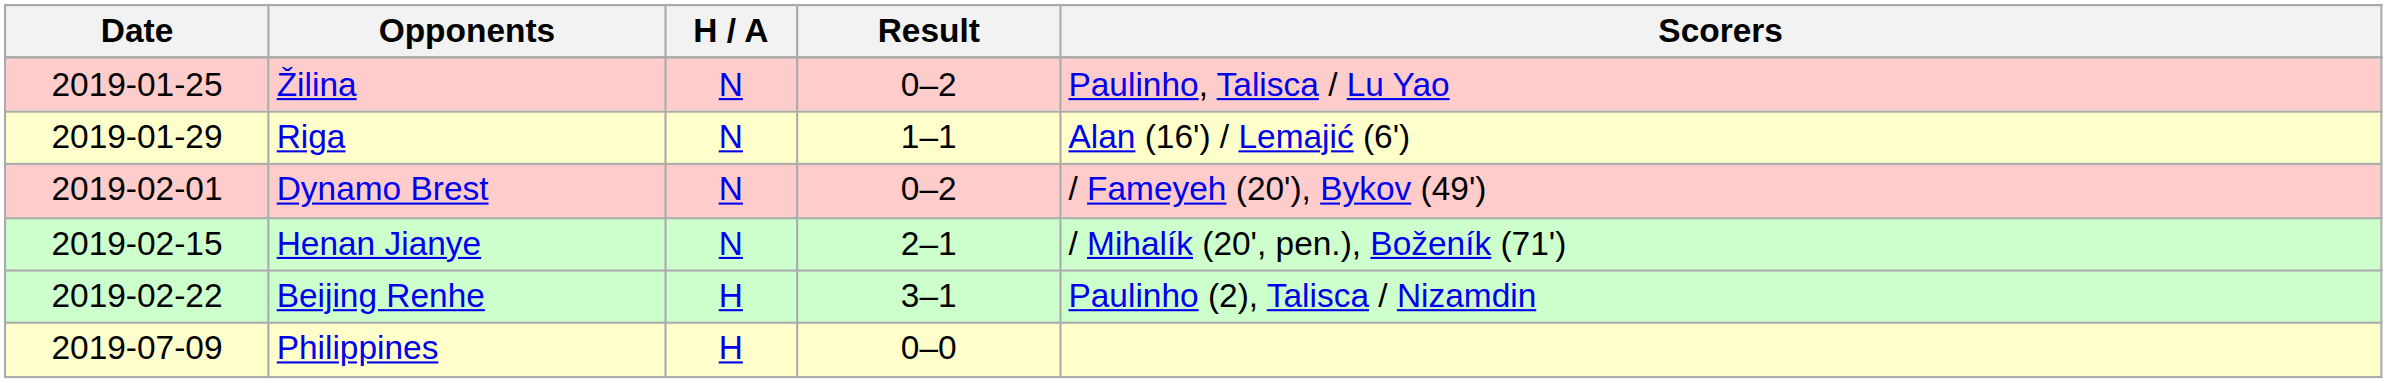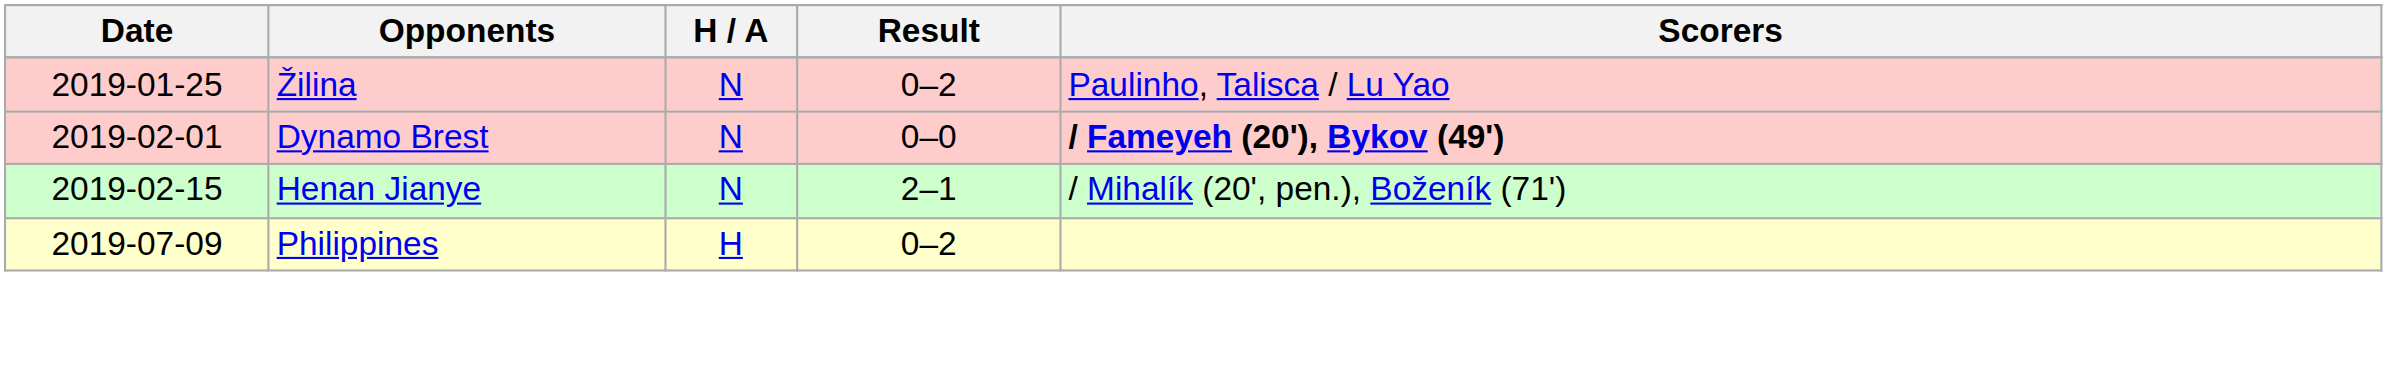- row: (311, 137)
(929, 190) 0–2 -> (929, 137) 0–0
(1277, 190) normal -> (1286, 137) bold
- row: (381, 296)
(929, 349) 0–0 -> (929, 243) 0–2
